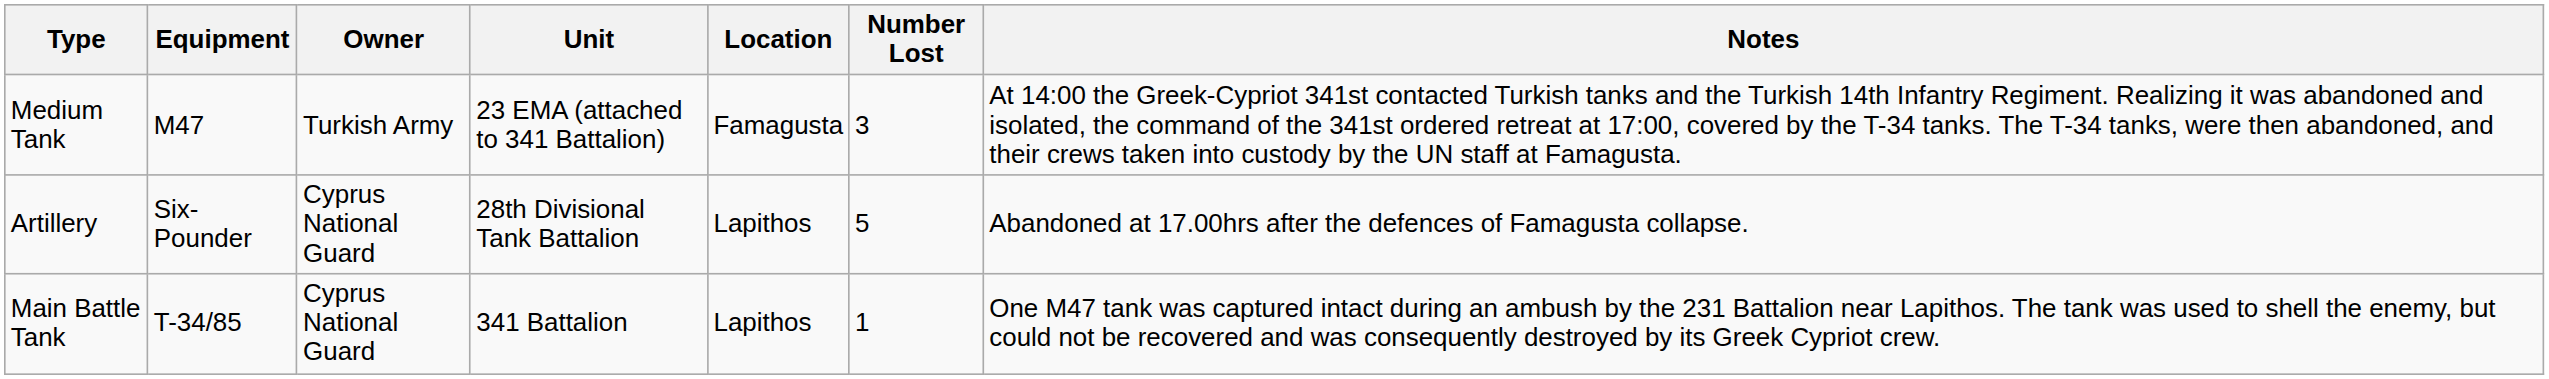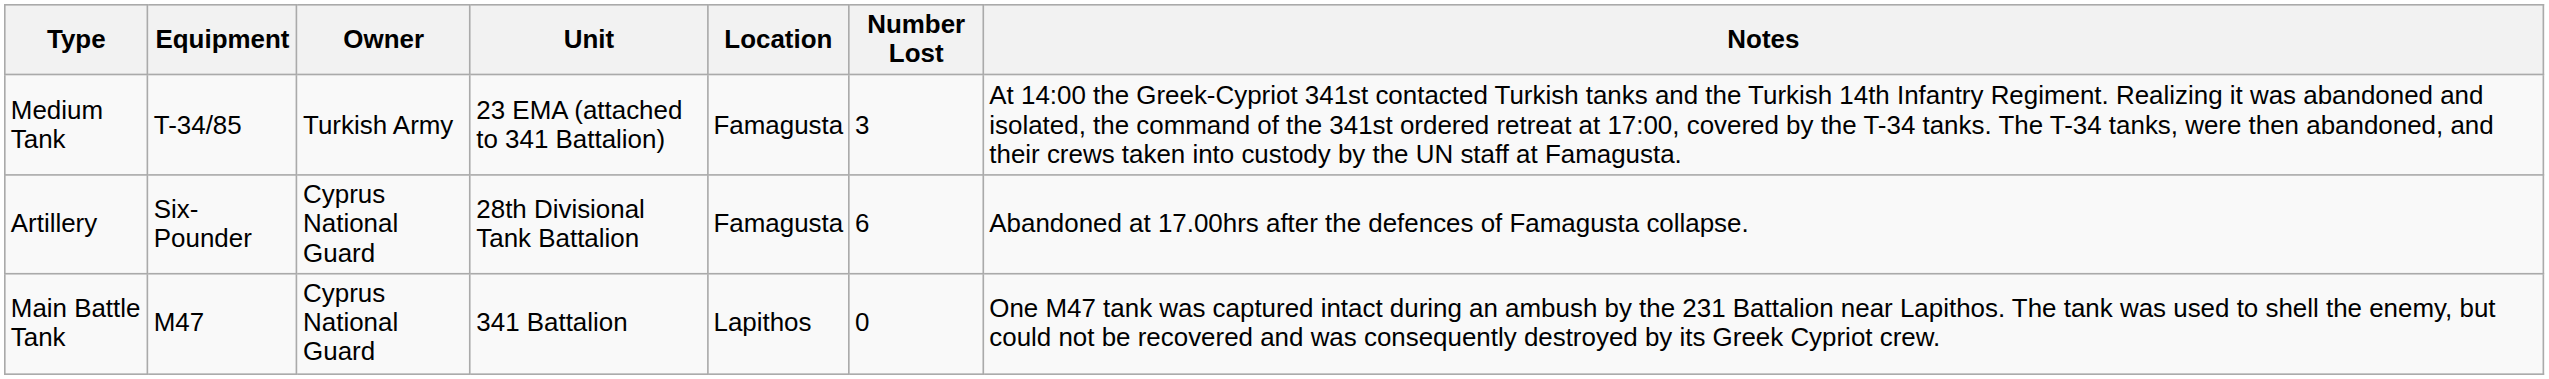(179, 124) M47 -> (198, 124) T-34/85
(762, 223) Lapithos -> (778, 223) Famagusta
(862, 223) 5 -> (862, 223) 6
(198, 323) T-34/85 -> (179, 323) M47
(862, 323) 1 -> (862, 323) 0
